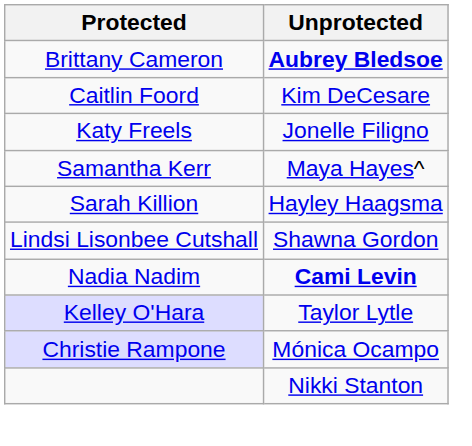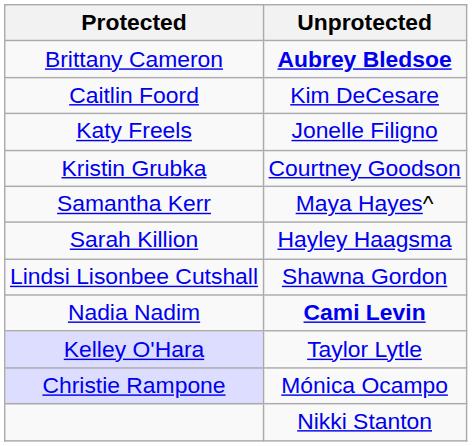+ row: (134, 167)
